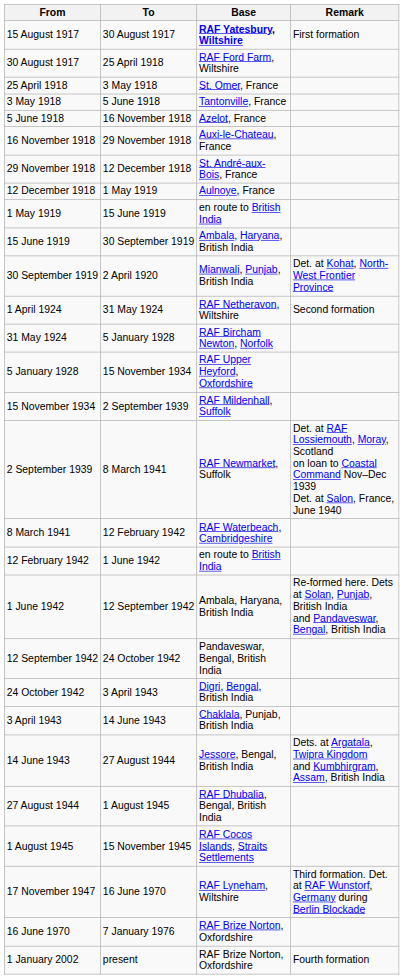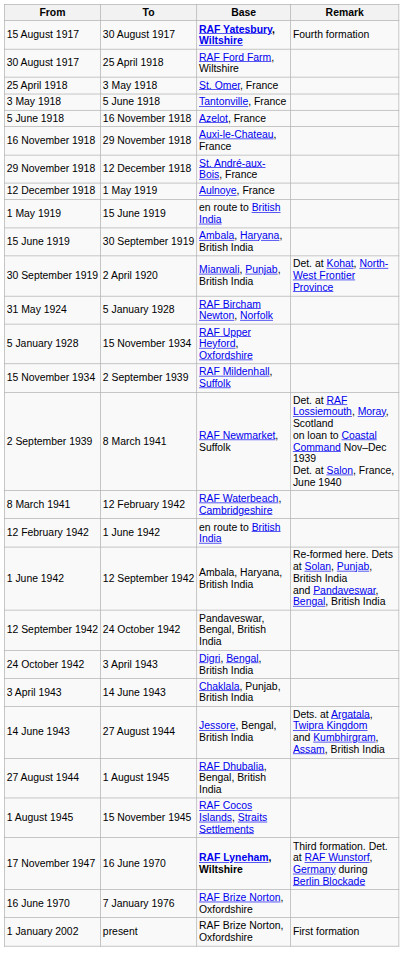(326, 35) First formation -> (331, 35) Fourth formation
- row: (34, 310)
(234, 892) normal -> (235, 863) bold
(331, 960) Fourth formation -> (326, 931) First formation
